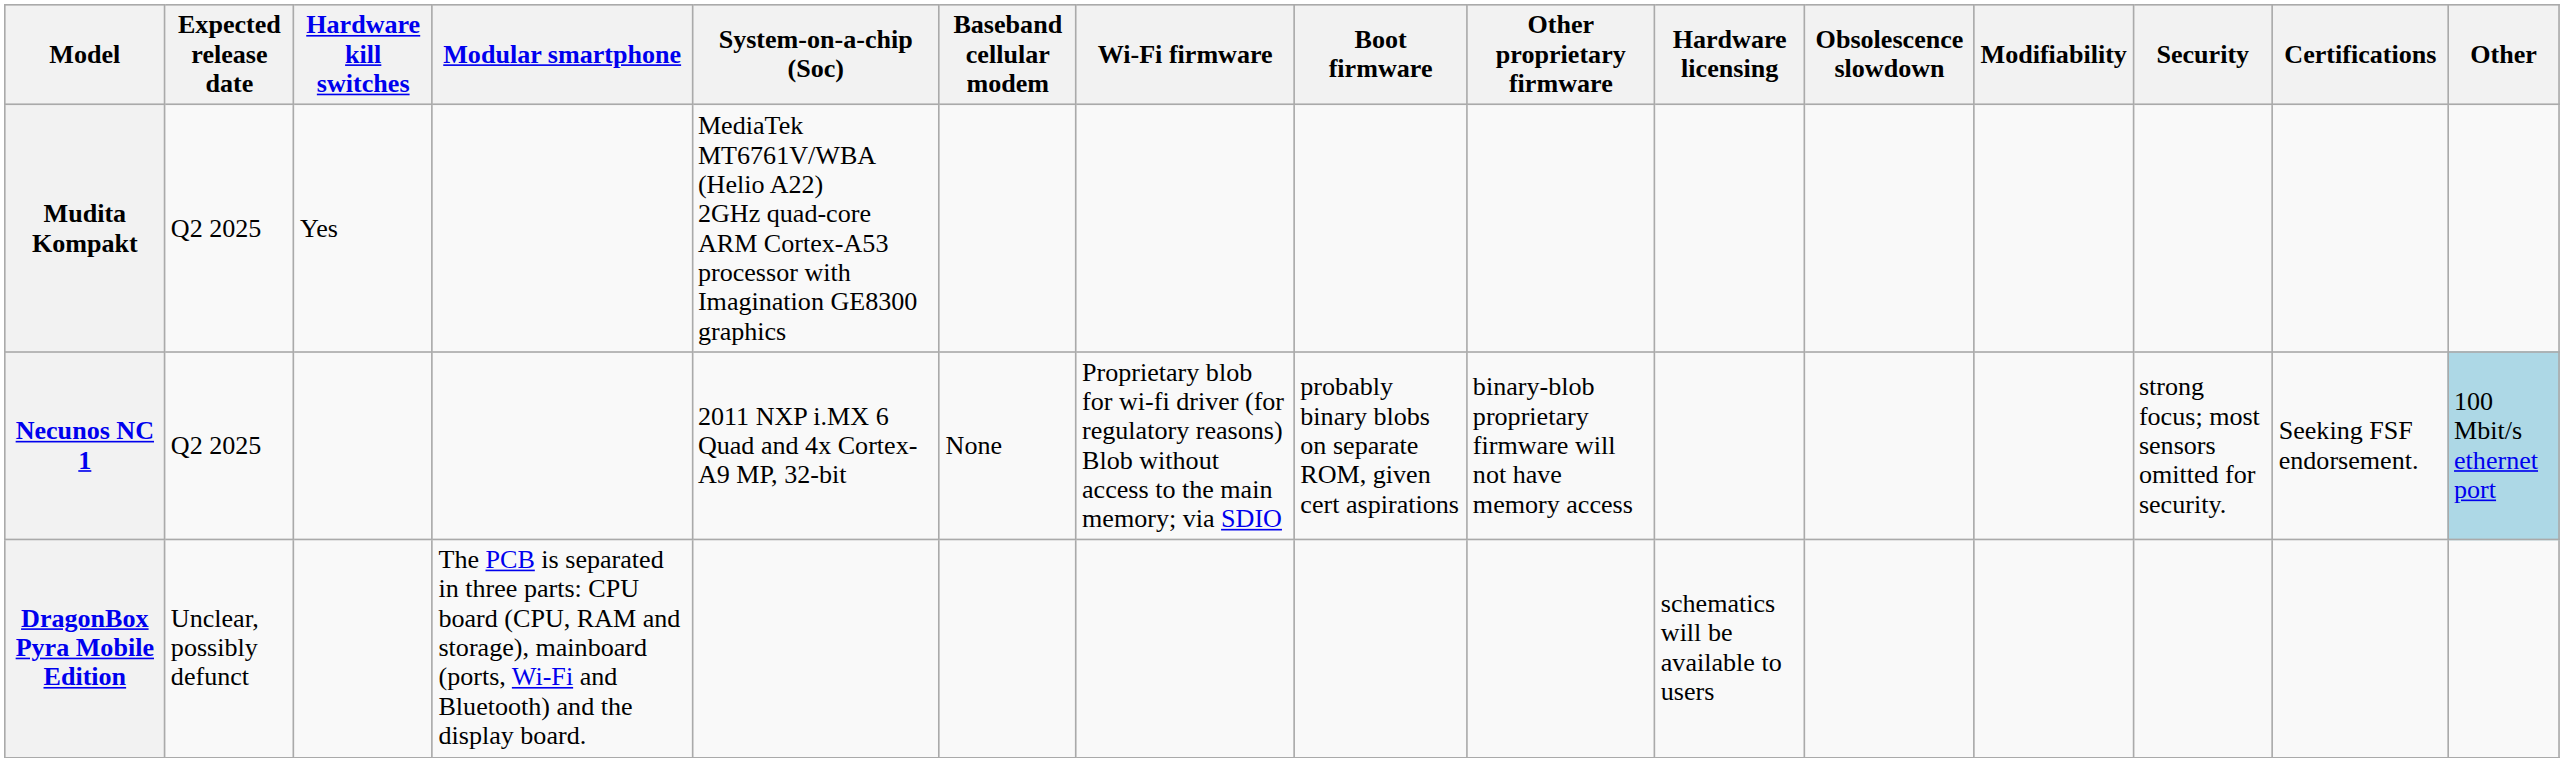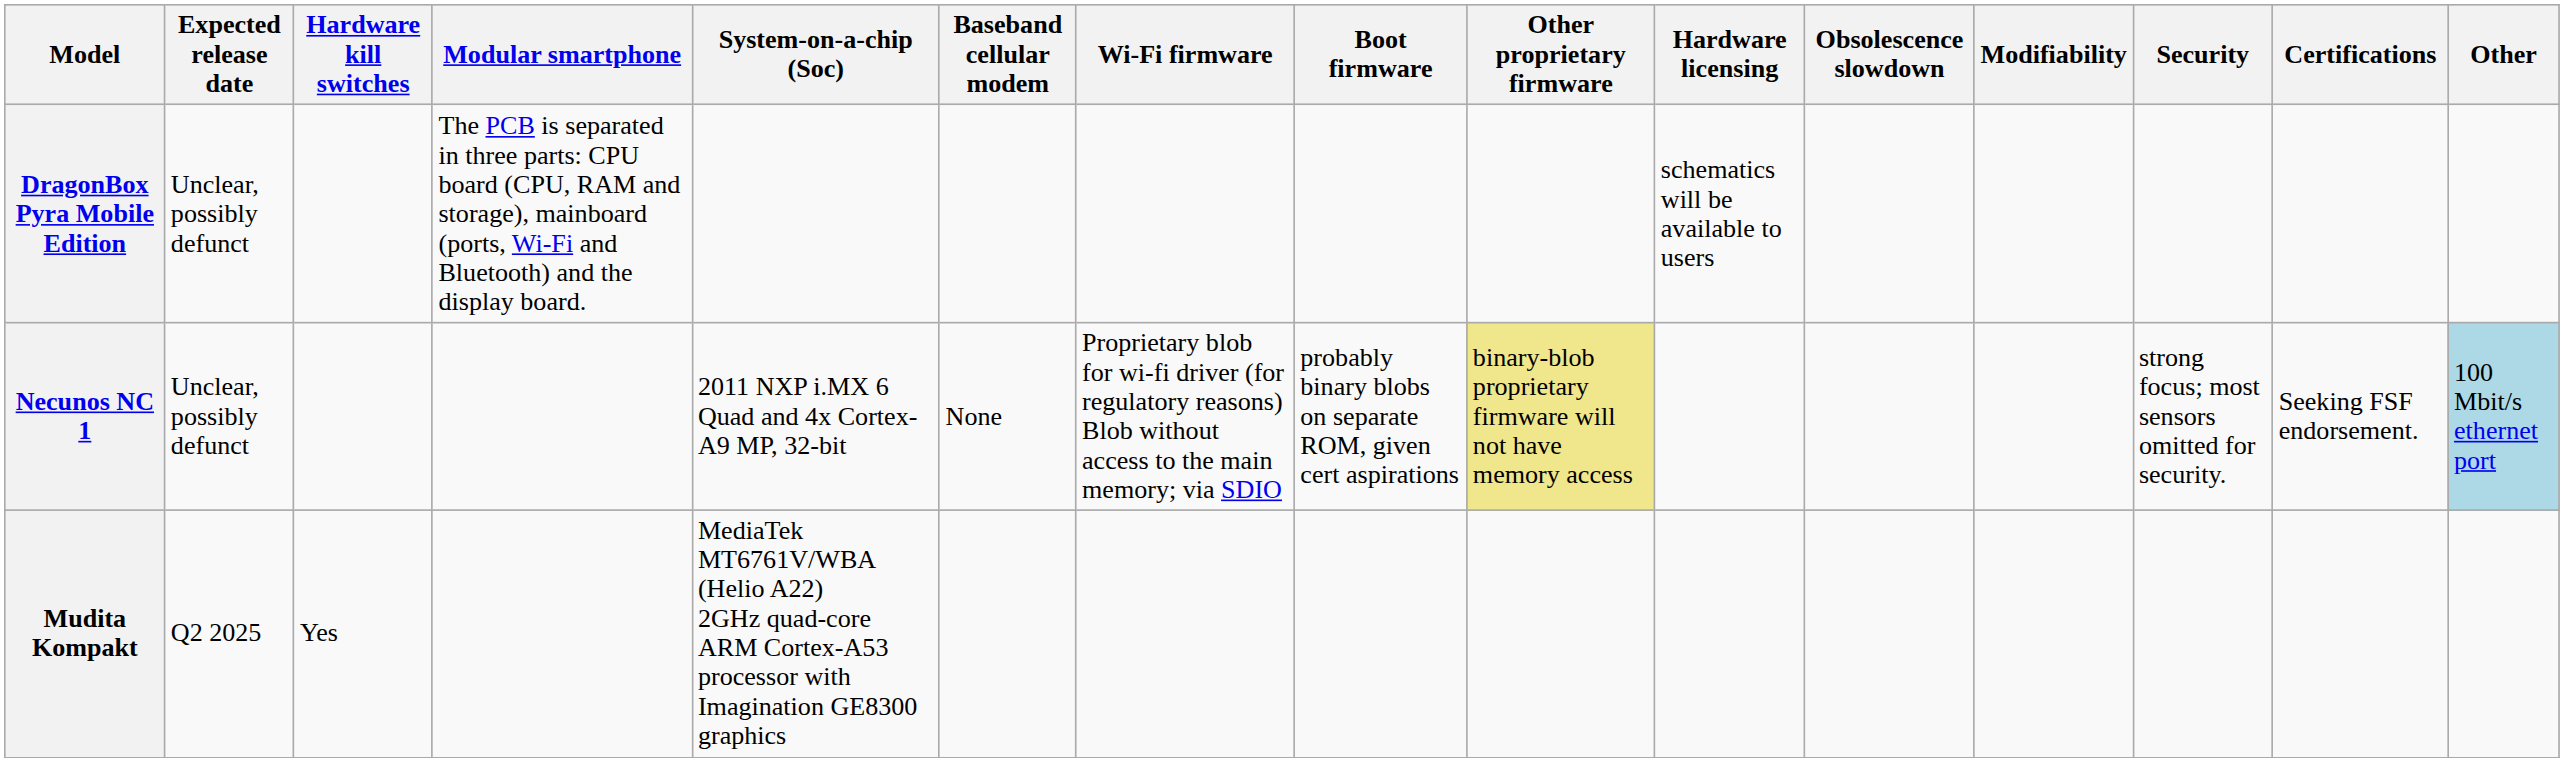rows swapped: (85, 648) <-> (85, 227)
(216, 445) Q2 2025 -> (215, 415) Unclear, possibly defunct
(1553, 445) no background -> (1553, 415) khaki background
